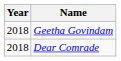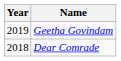(18, 30) 2018 -> (18, 30) 2019
